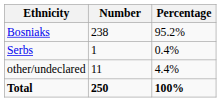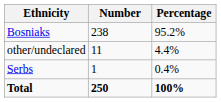rows swapped: (20, 50) <-> (46, 69)
